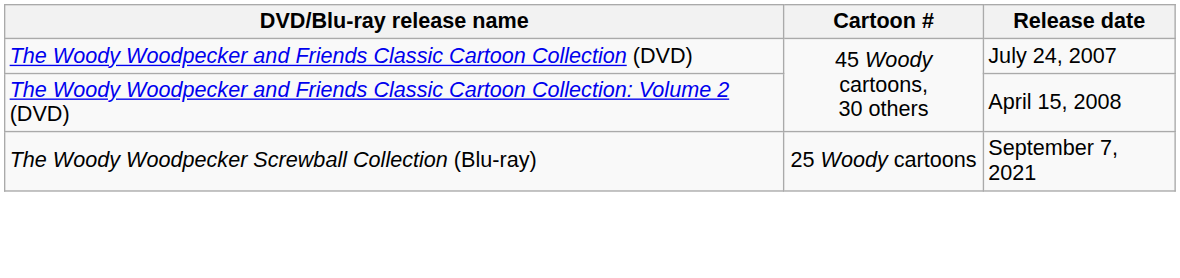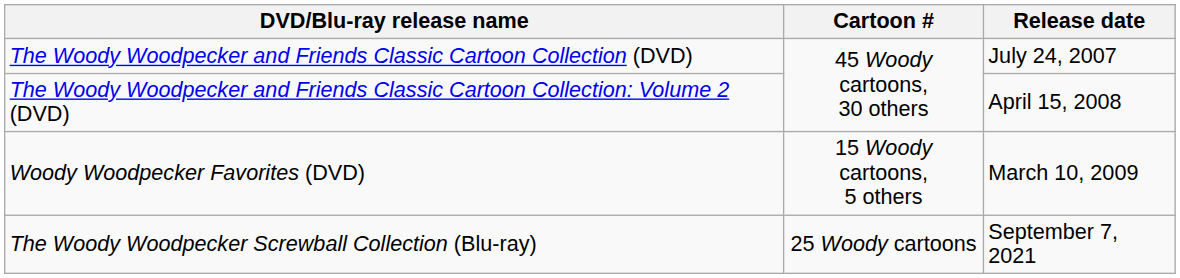+ row: (187, 172)
